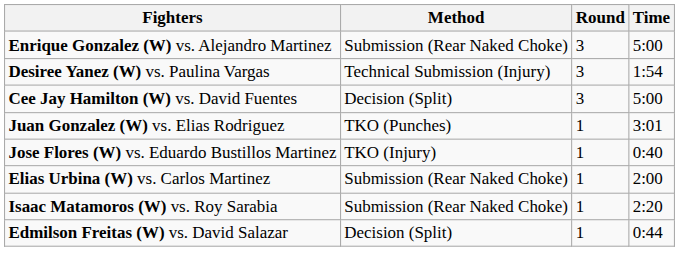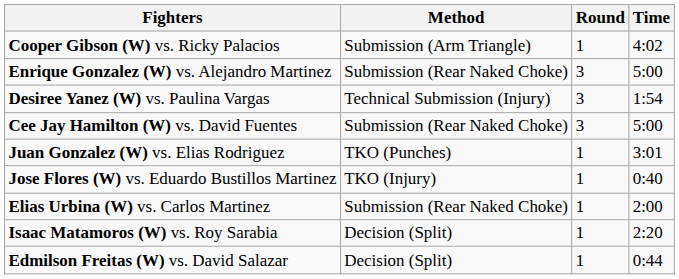+ row: (144, 44)
(398, 98) Decision (Split) -> (456, 125) Submission (Rear Naked Choke)
(456, 206) Submission (Rear Naked Choke) -> (398, 233) Decision (Split)
